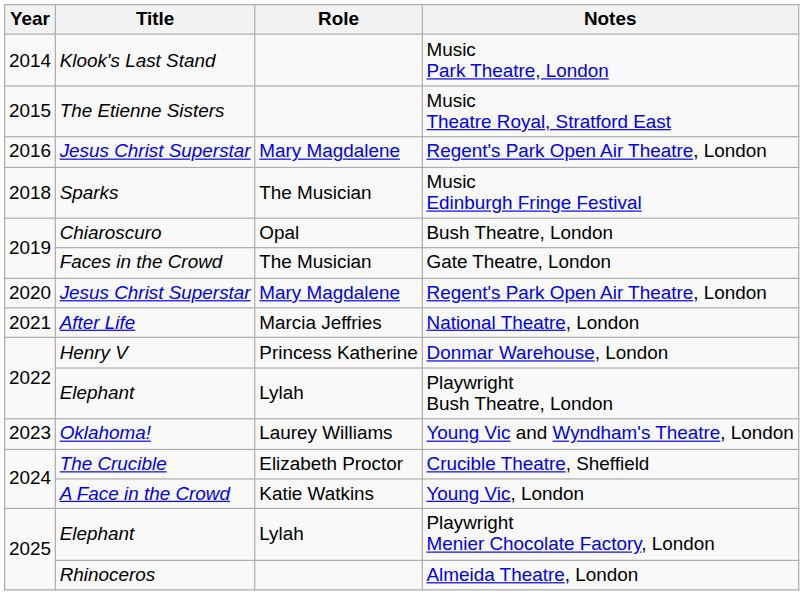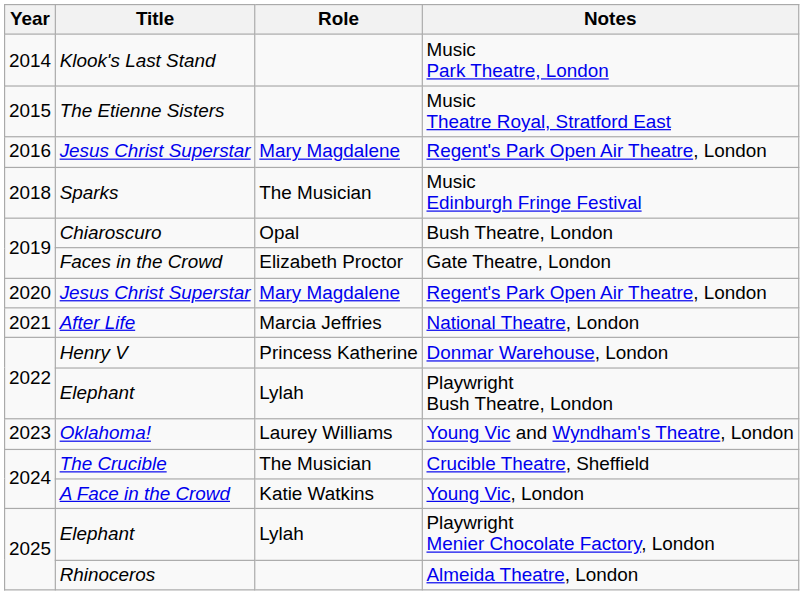(315, 262) The Musician -> (331, 262) Elizabeth Proctor
(331, 463) Elizabeth Proctor -> (315, 463) The Musician
